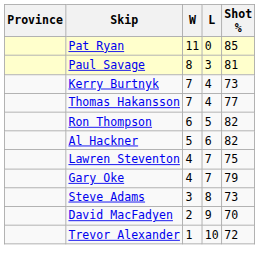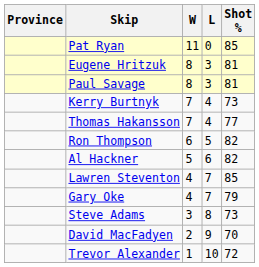+ row: (117, 65)
(231, 159) 75 -> (231, 178) 85
